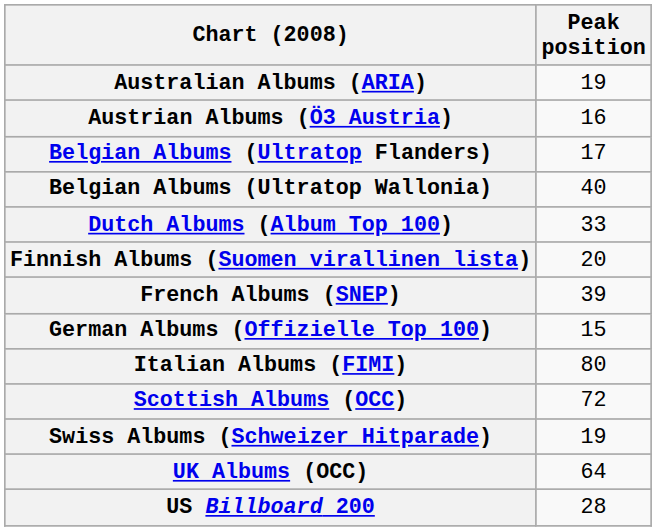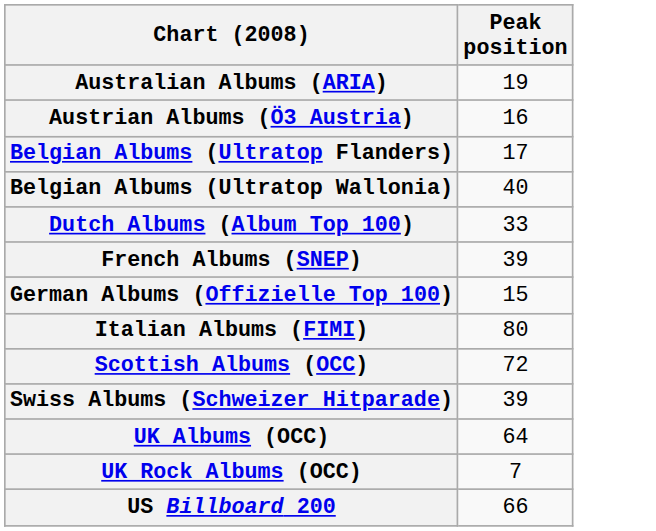- row: (271, 260)
(594, 437) 19 -> (515, 401) 39
+ row: (232, 472)
(594, 508) 28 -> (515, 508) 66
